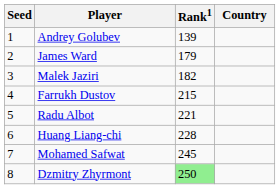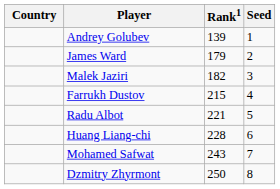columns swapped: (245, 15) <-> (20, 15)
(187, 154) 245 -> (216, 154) 243
(187, 173) lightgreen background -> (216, 173) no background
